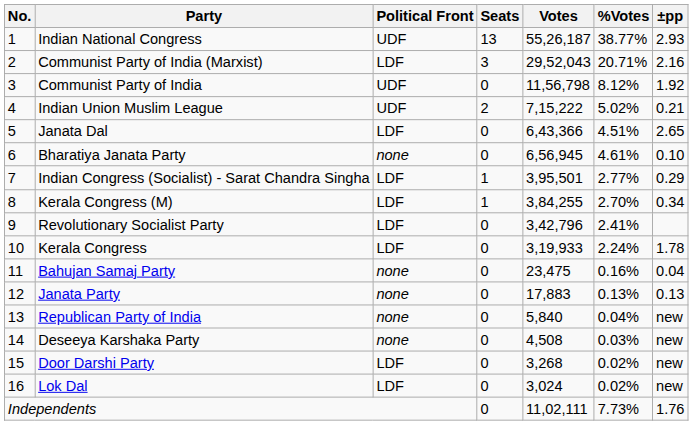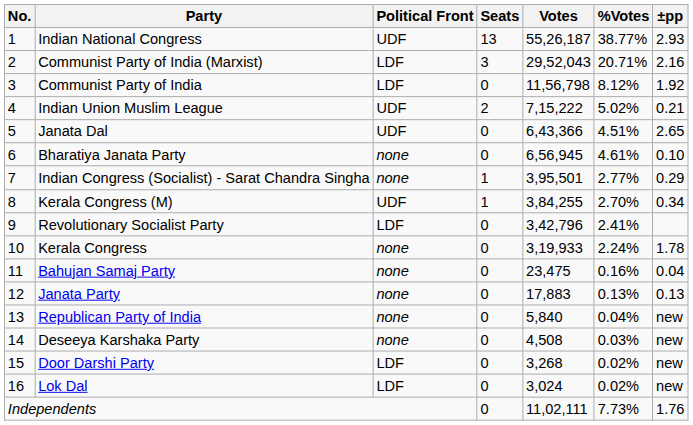(391, 86) UDF -> (390, 86) LDF
(390, 132) LDF -> (391, 132) UDF
(390, 178) LDF -> (393, 178) none
(390, 201) LDF -> (391, 201) UDF
(390, 247) LDF -> (393, 247) none
